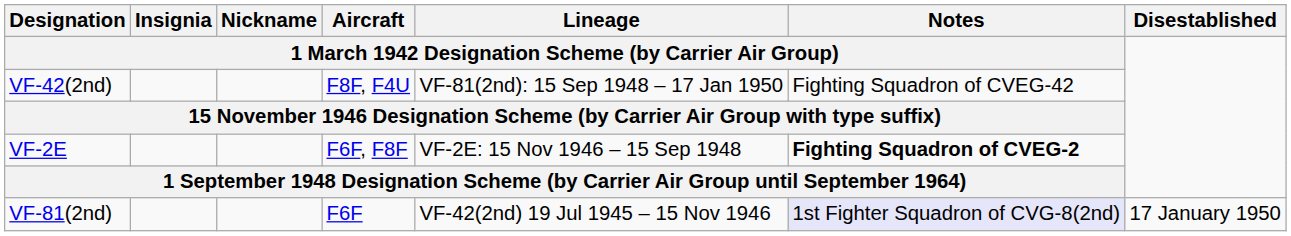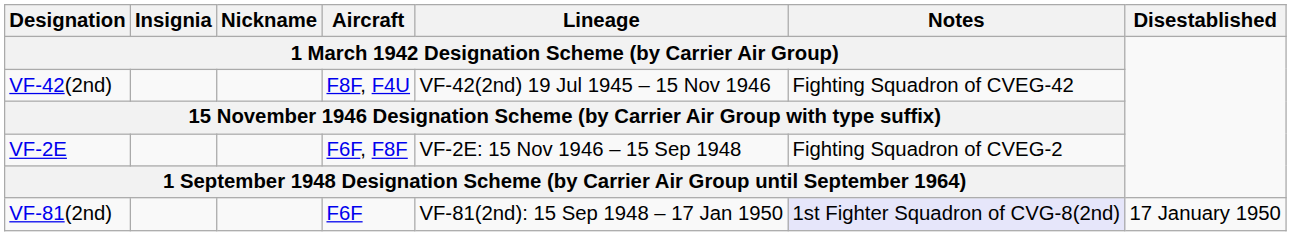(601, 85) VF-81(2nd): 15 Sep 1948 – 17 Jan 1950 -> (595, 85) VF-42(2nd) 19 Jul 1945 – 15 Nov 1946
(936, 149) bold -> (928, 149) normal
(595, 213) VF-42(2nd) 19 Jul 1945 – 15 Nov 1946 -> (601, 213) VF-81(2nd): 15 Sep 1948 – 17 Jan 1950
